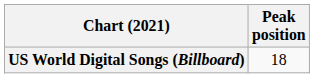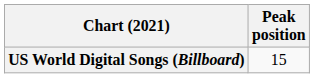(279, 60) 18 -> (279, 60) 15
